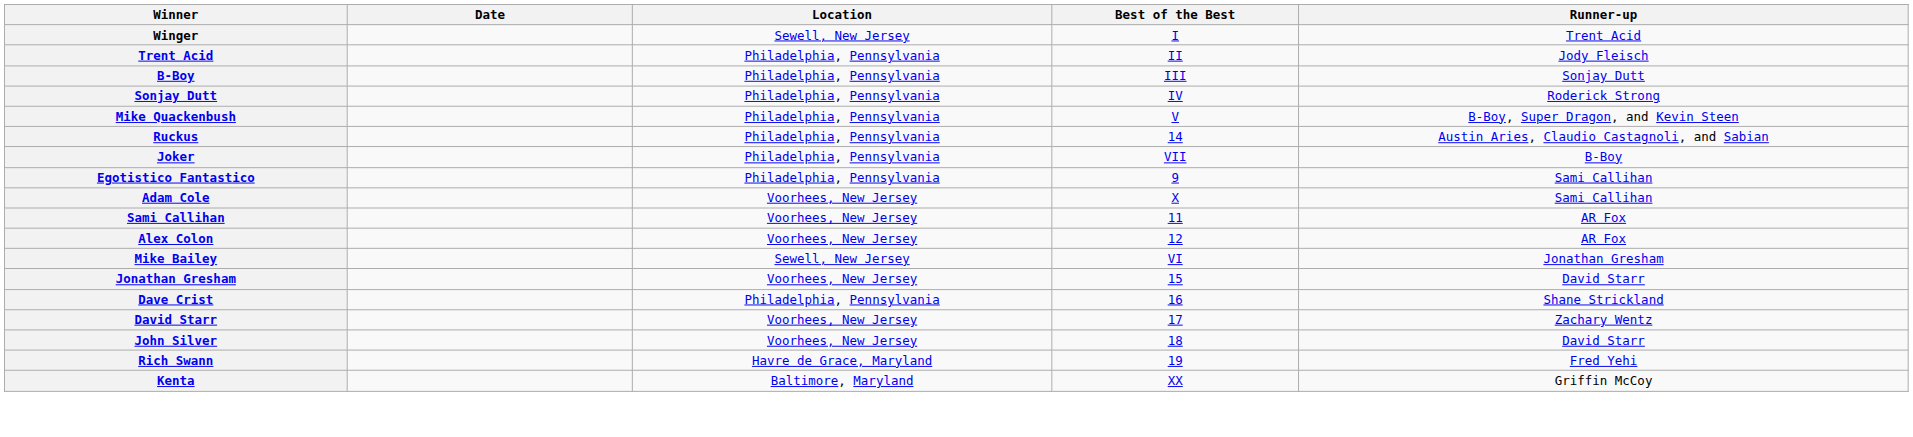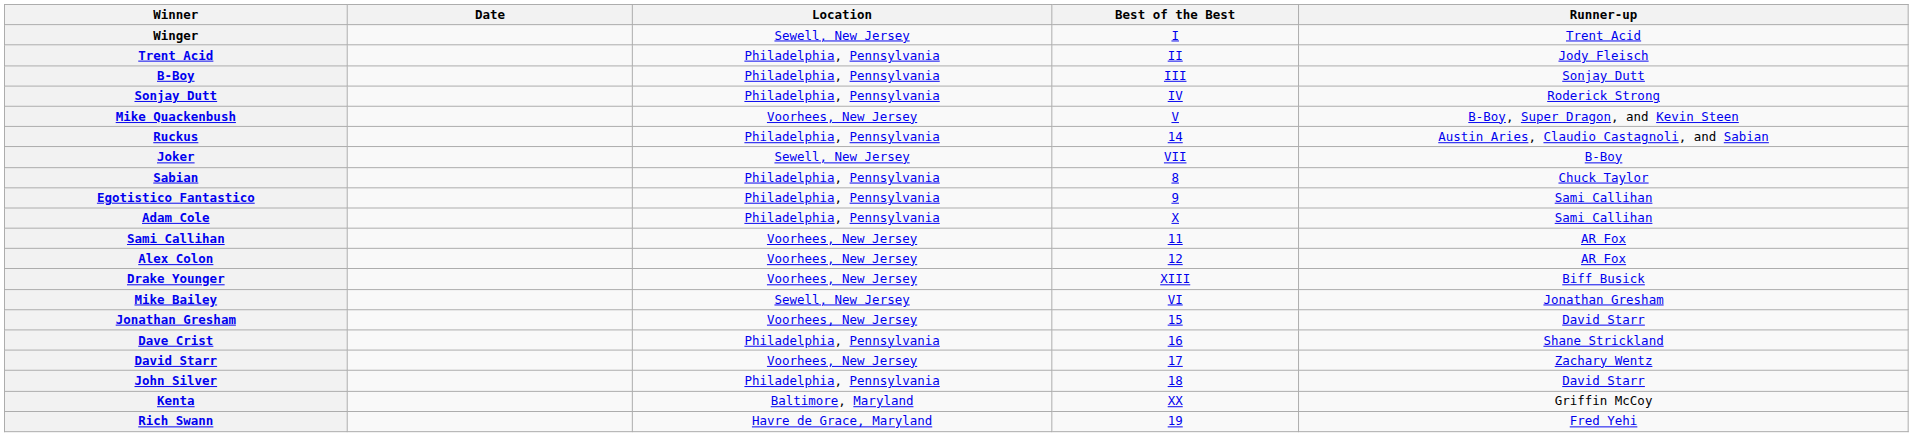(842, 116) Philadelphia, Pennsylvania -> (842, 116) Voorhees, New Jersey
(842, 157) Philadelphia, Pennsylvania -> (842, 157) Sewell, New Jersey
+ row: (176, 177)
(842, 198) Voorhees, New Jersey -> (842, 218) Philadelphia, Pennsylvania
+ row: (176, 279)
(842, 340) Voorhees, New Jersey -> (842, 381) Philadelphia, Pennsylvania
rows swapped: (176, 360) <-> (176, 381)
